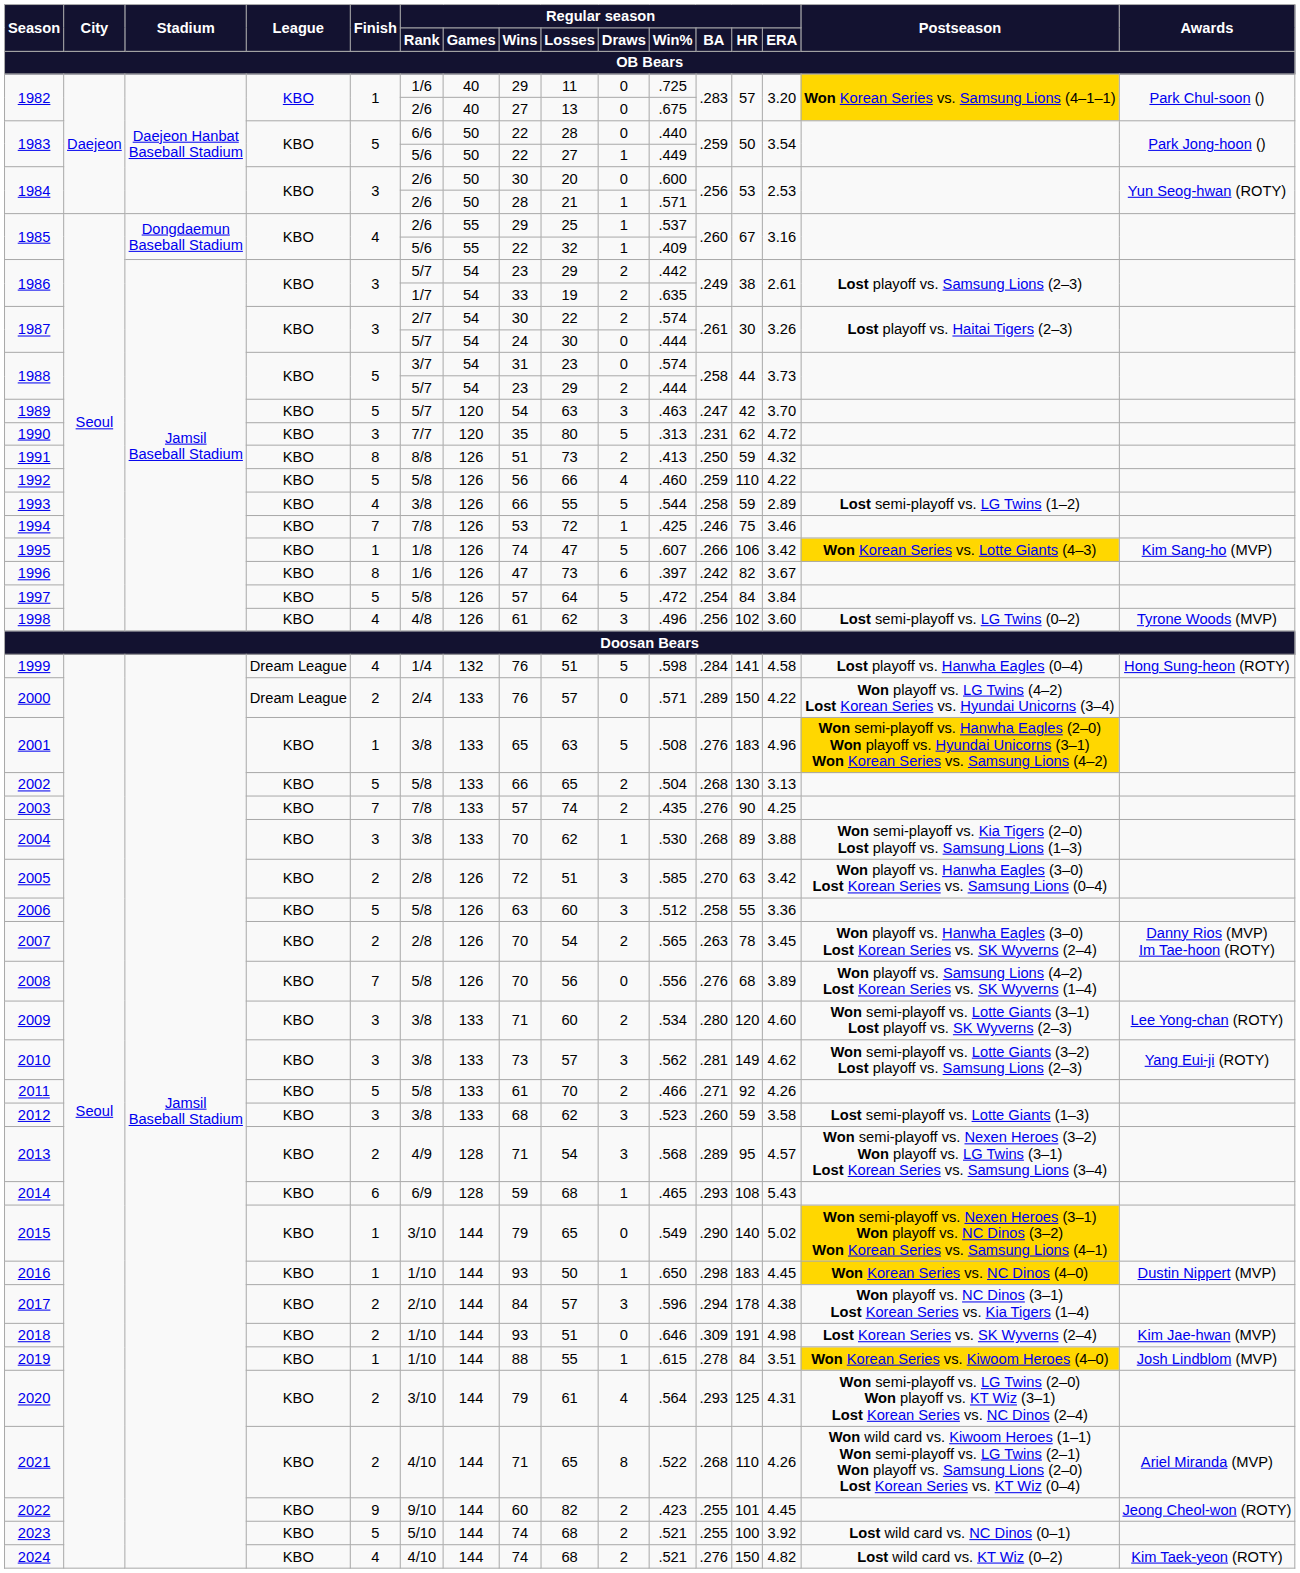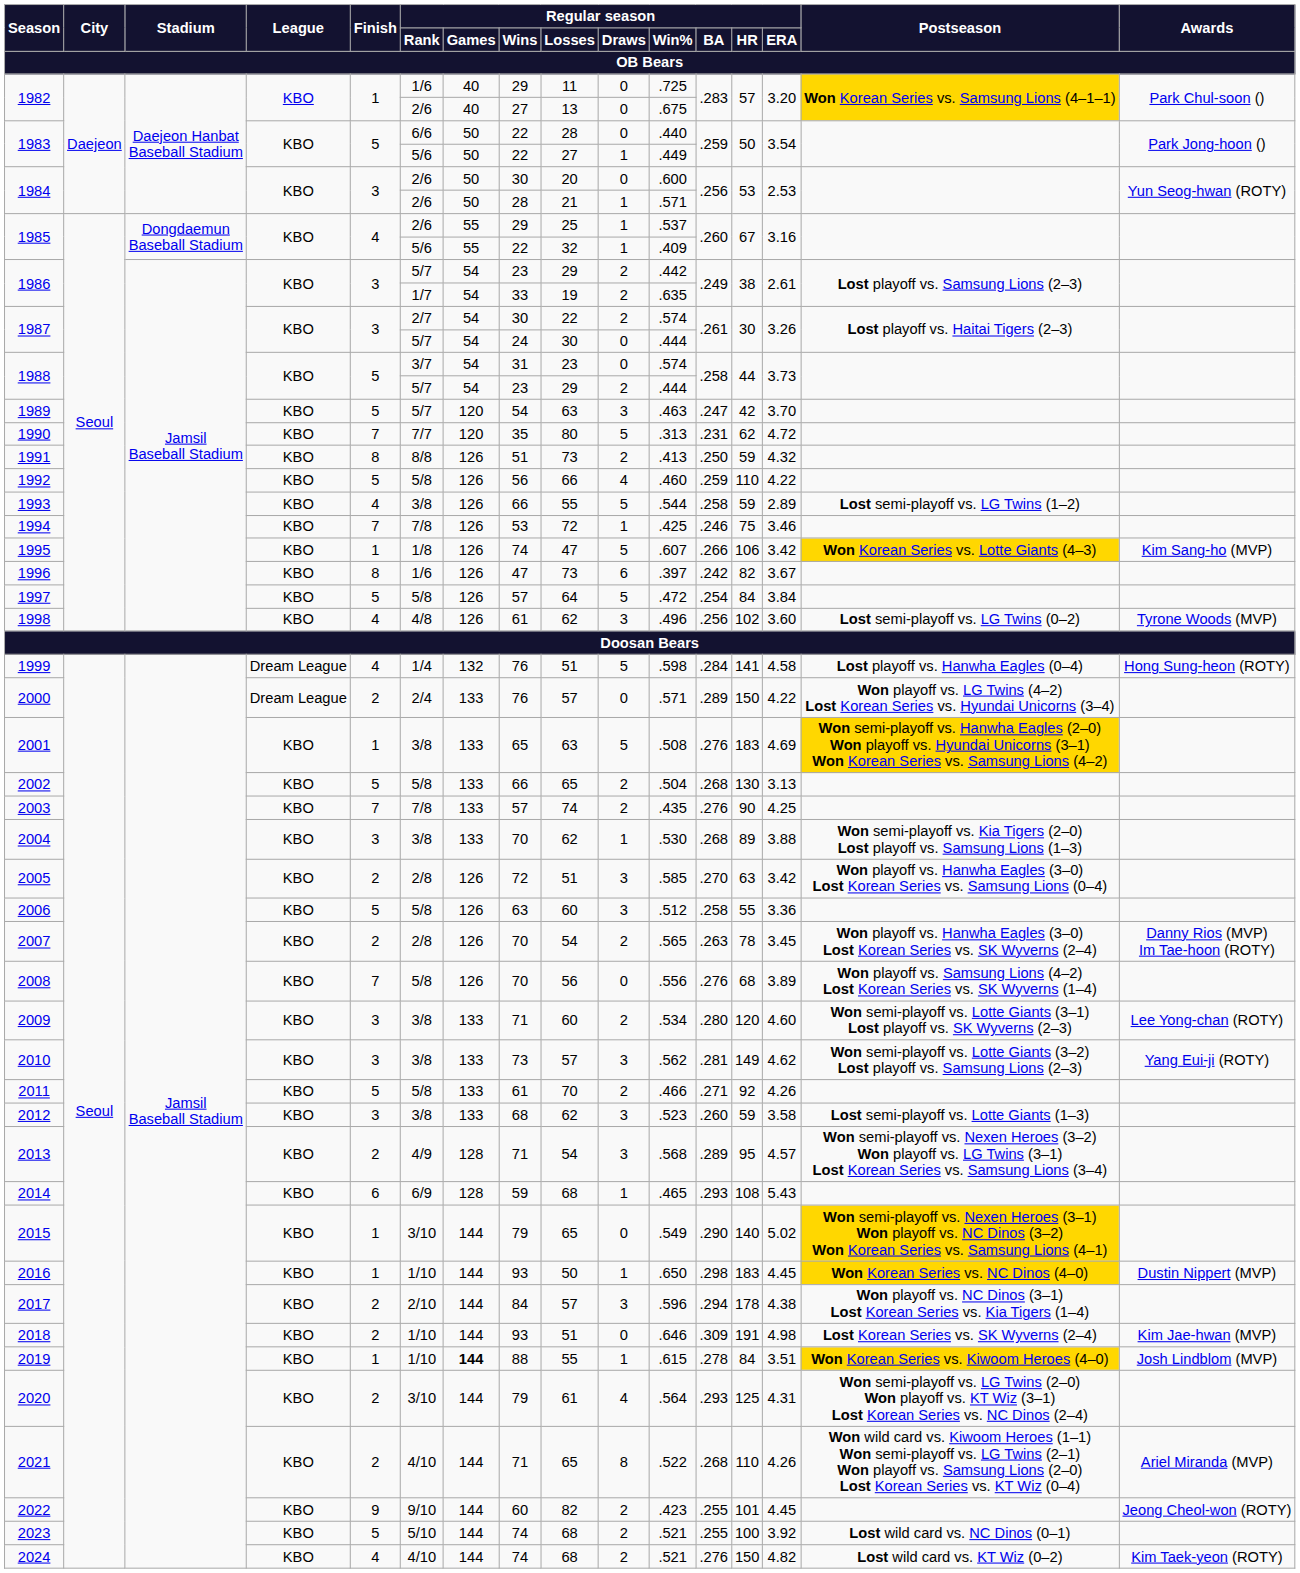(375, 434) 3 -> (375, 434) 7
(782, 745) 4.96 -> (782, 745) 4.69
(471, 1359) normal -> (471, 1359) bold
